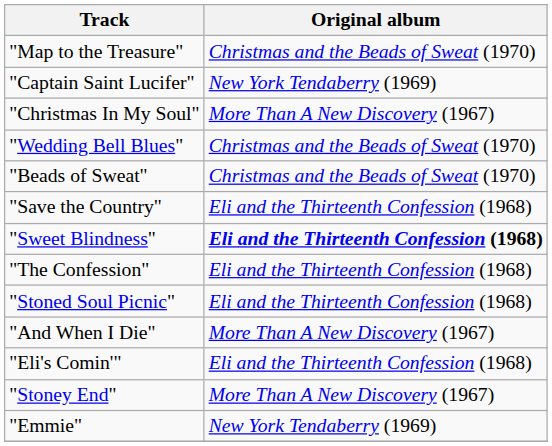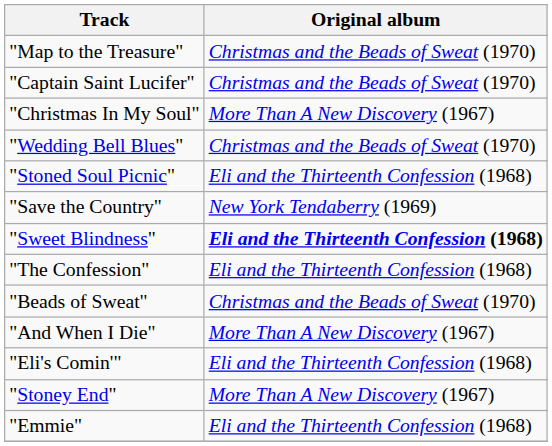(323, 82) New York Tendaberry (1969) -> (372, 82) Christmas and the Beads of Sweat (1970)
rows swapped: (92, 301) <-> (78, 176)
(370, 207) Eli and the Thirteenth Confession (1968) -> (323, 207) New York Tendaberry (1969)
(323, 425) New York Tendaberry (1969) -> (370, 425) Eli and the Thirteenth Confession (1968)
